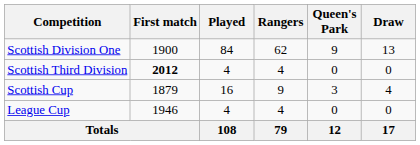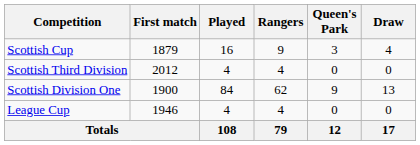rows swapped: (64, 49) <-> (40, 89)
(165, 69) bold -> (165, 69) normal
